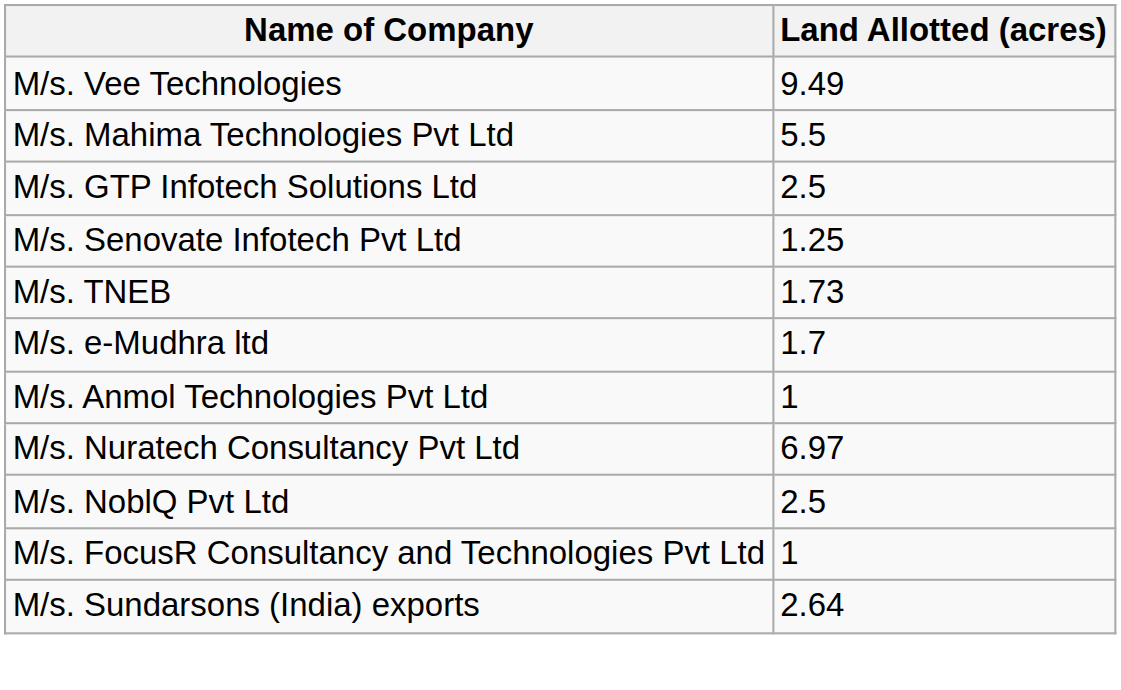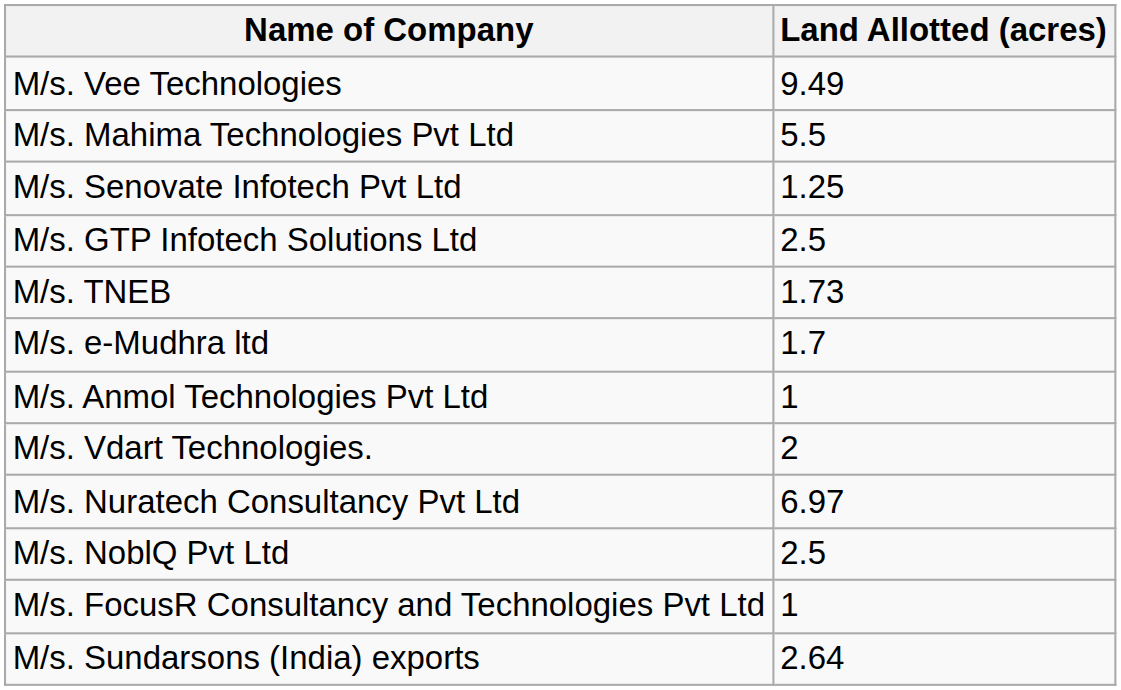rows swapped: (245, 187) <-> (237, 239)
+ row: (193, 448)
